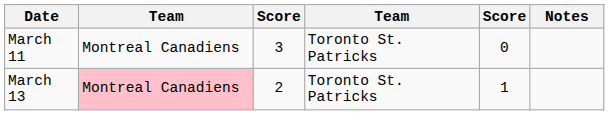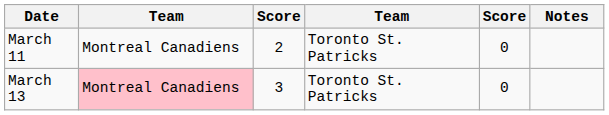(279, 49) 3 -> (279, 49) 2
(279, 89) 2 -> (279, 89) 3
(504, 89) 1 -> (504, 89) 0
